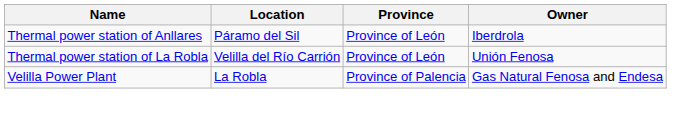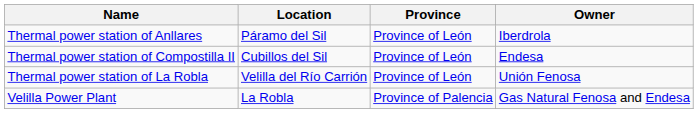+ row: (121, 56)
